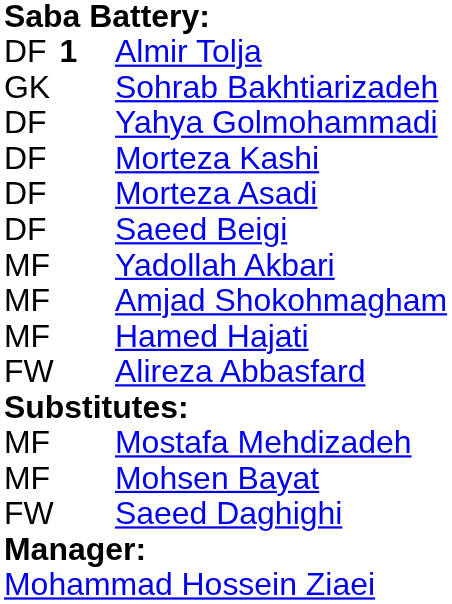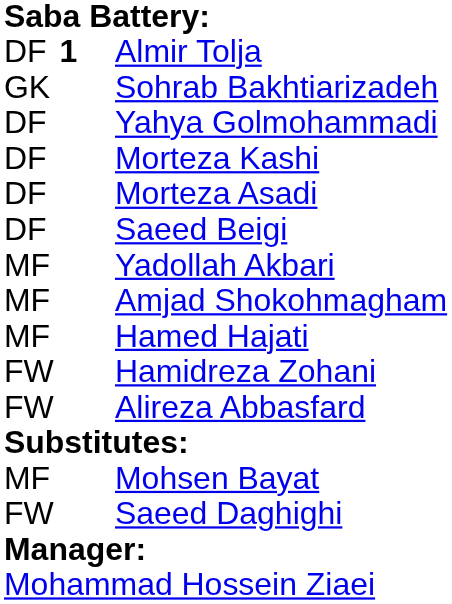+ row: (246, 371)
- row: (263, 442)
